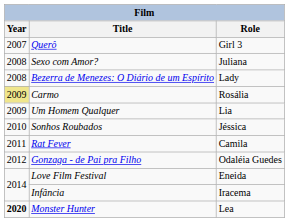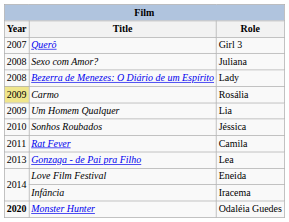(17, 160) 2012 -> (17, 160) 2013
(250, 160) Odaléia Guedes -> (226, 160) Lea
(226, 209) Lea -> (250, 209) Odaléia Guedes
